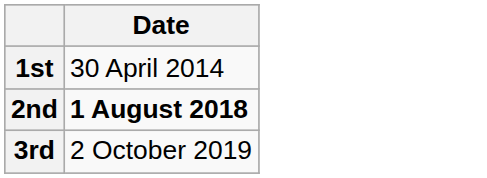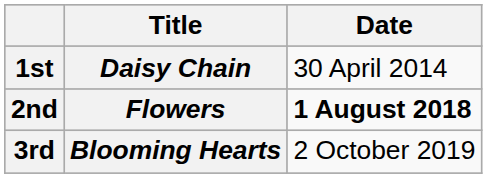+ column: (176, 25)
